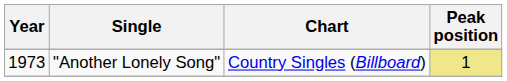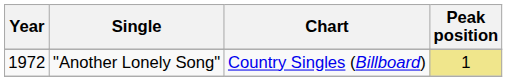(27, 62) 1973 -> (27, 62) 1972
